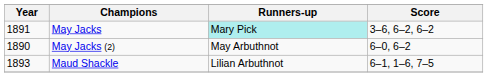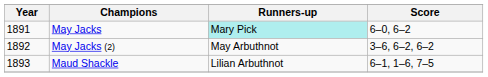(402, 29) 3–6, 6–2, 6–2 -> (390, 29) 6–0, 6–2
(18, 46) 1890 -> (18, 46) 1892
(390, 46) 6–0, 6–2 -> (402, 46) 3–6, 6–2, 6–2
